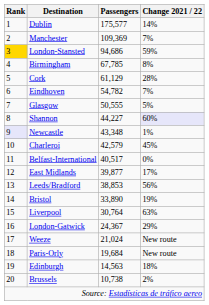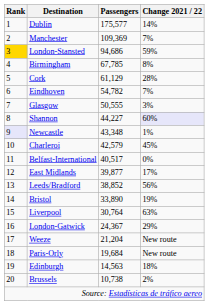(148, 105) 5% -> (148, 105) 3%
(112, 185) 38,853 -> (112, 185) 38,852
(112, 239) 21,024 -> (112, 239) 21,204
